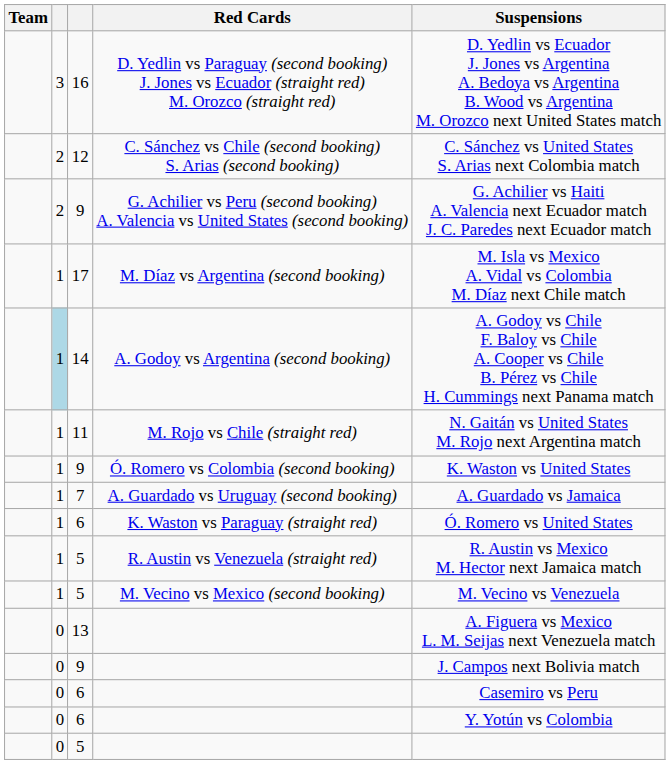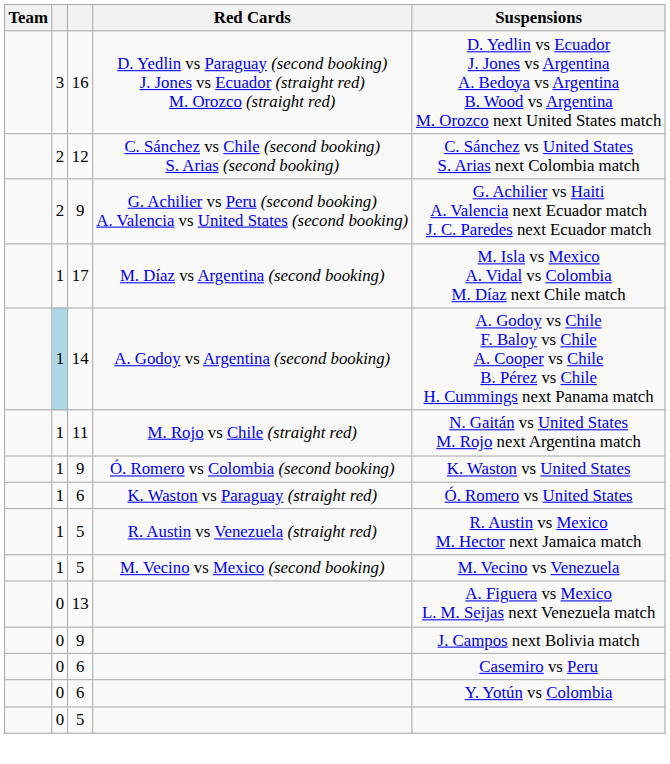- row: (80, 495)
